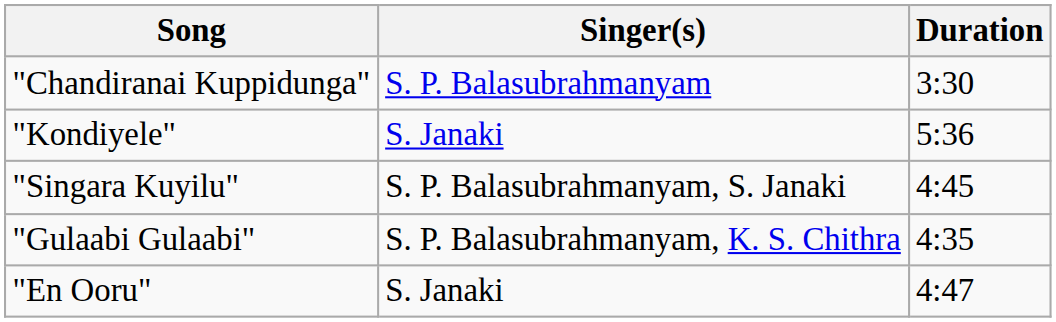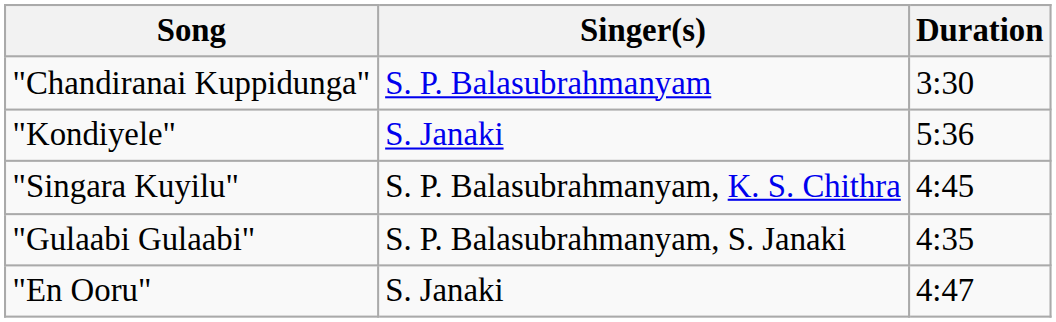(616, 186) S. P. Balasubrahmanyam, S. Janaki -> (643, 186) S. P. Balasubrahmanyam, K. S. Chithra
(643, 238) S. P. Balasubrahmanyam, K. S. Chithra -> (616, 238) S. P. Balasubrahmanyam, S. Janaki
